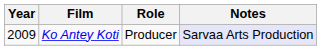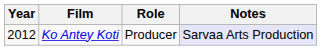(22, 34) 2009 -> (22, 34) 2012
